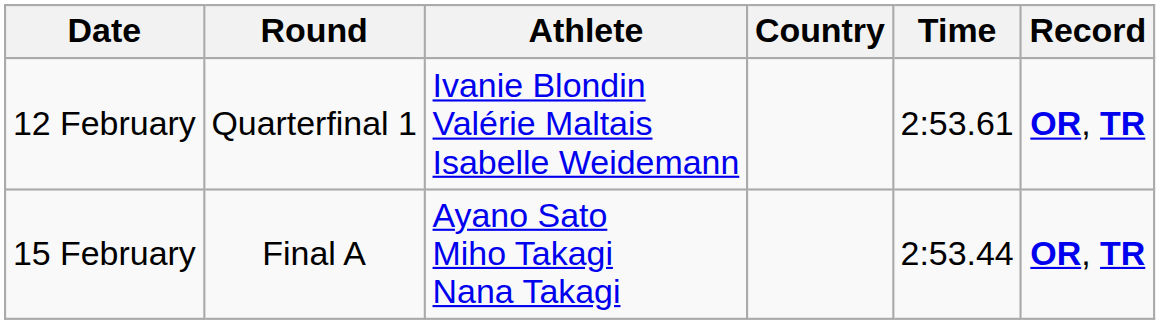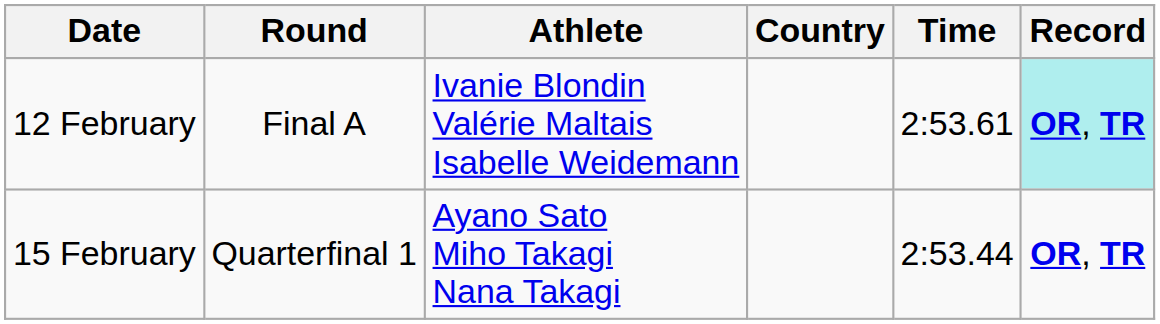(314, 123) Quarterfinal 1 -> (314, 123) Final A
(1088, 123) no background -> (1088, 123) paleturquoise background
(314, 253) Final A -> (314, 253) Quarterfinal 1
